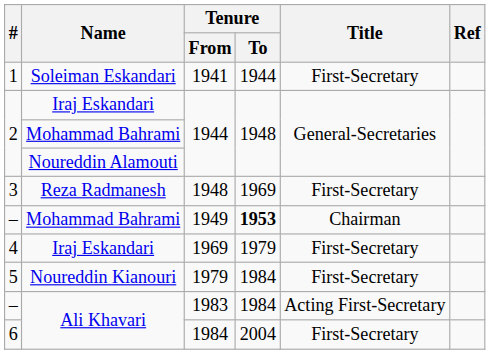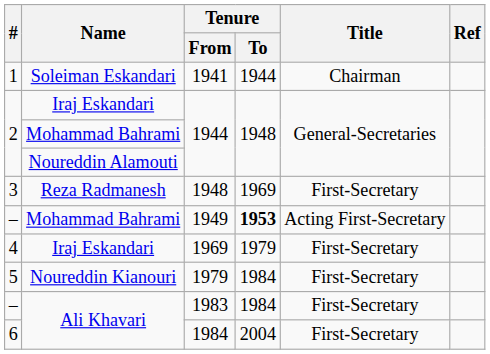(365, 76) First-Secretary -> (365, 76) Chairman
(365, 219) Chairman -> (365, 219) Acting First-Secretary
(365, 305) Acting First-Secretary -> (365, 305) First-Secretary
